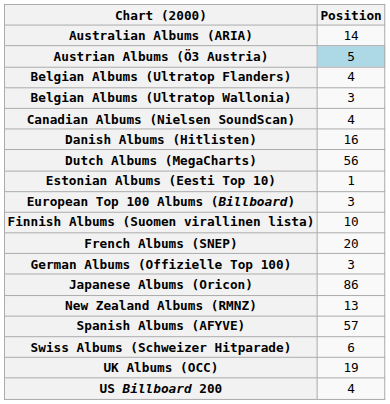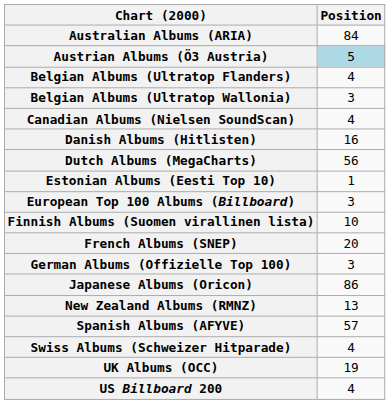(351, 36) 14 -> (351, 36) 84
(351, 347) 6 -> (351, 347) 4
